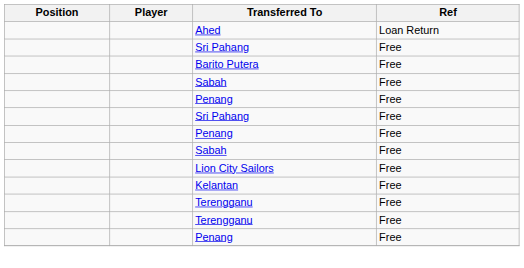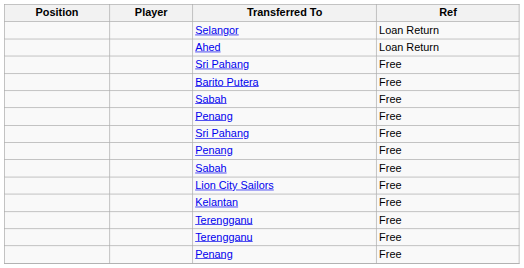+ row: (217, 30)
